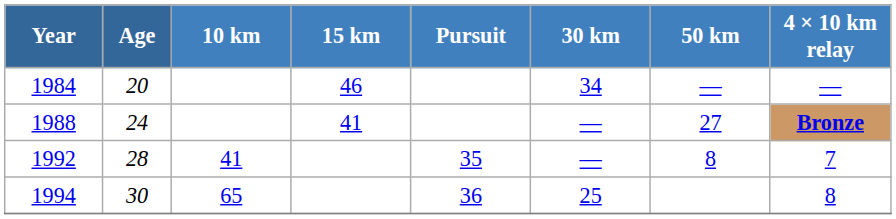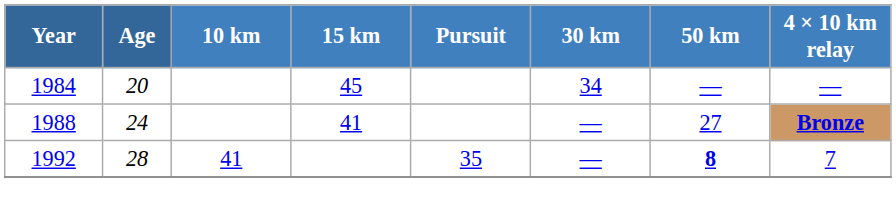(351, 85) 46 -> (351, 85) 45
(711, 159) normal -> (711, 159) bold
- row: (54, 195)
